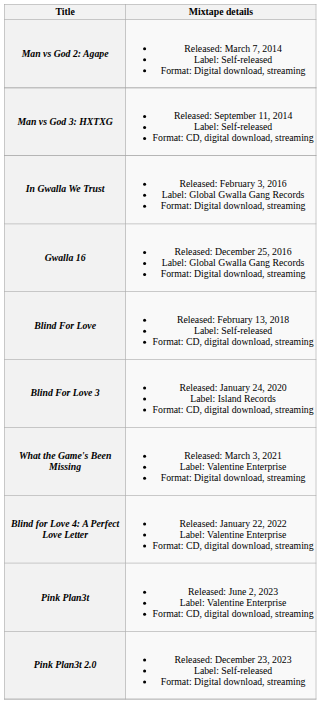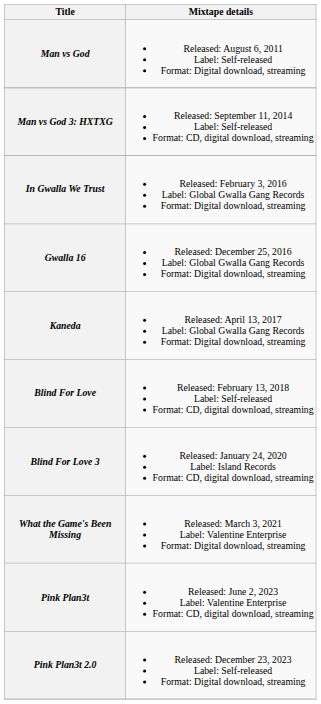+ row: (65, 53)
- row: (65, 53)
+ row: (65, 325)
- row: (65, 529)
